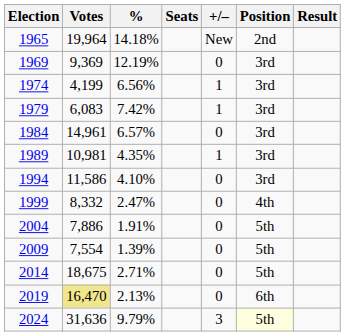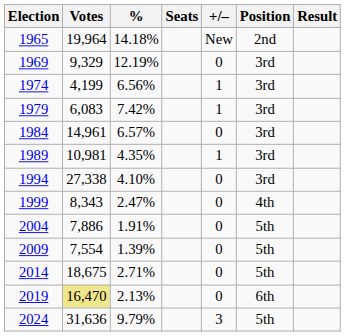(86, 62) 9,369 -> (86, 62) 9,329
(86, 179) 11,586 -> (86, 179) 27,338
(86, 202) 8,332 -> (86, 202) 8,343
(265, 319) lightyellow background -> (265, 319) no background
